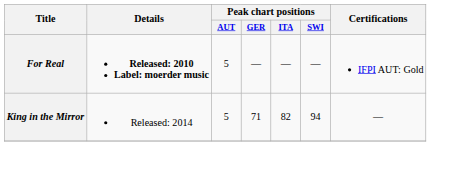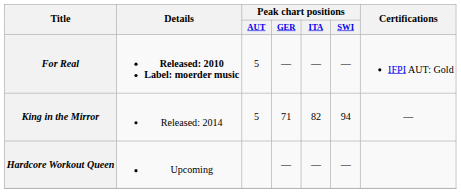+ row: (60, 164)
